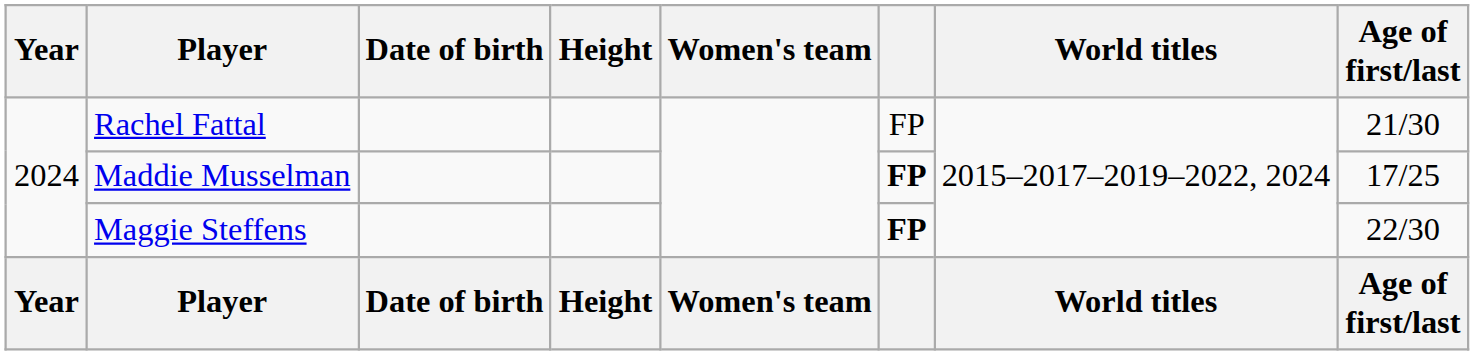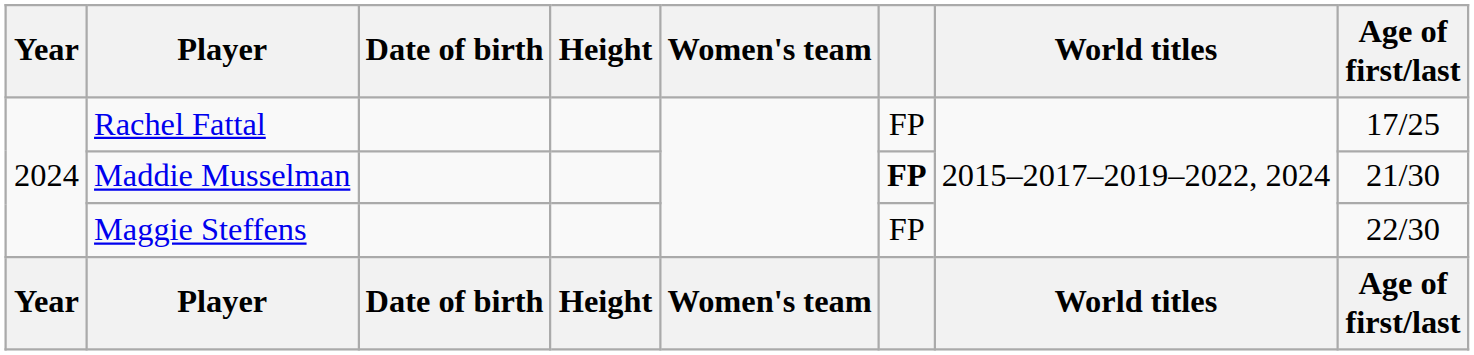(1403, 123) 21/30 -> (1403, 123) 17/25
(1403, 176) 17/25 -> (1403, 176) 21/30
(907, 230) bold -> (907, 230) normal
